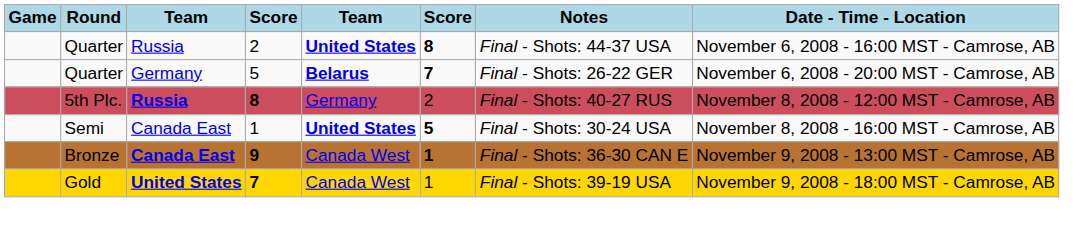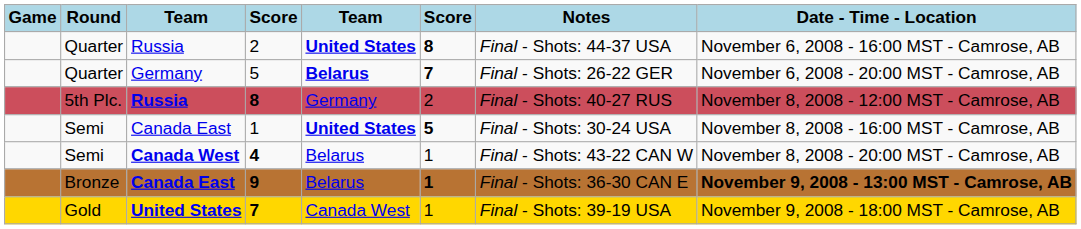+ row: (254, 155)
(358, 155) Canada West -> (335, 182) Belarus
(876, 155) normal -> (887, 182) bold
